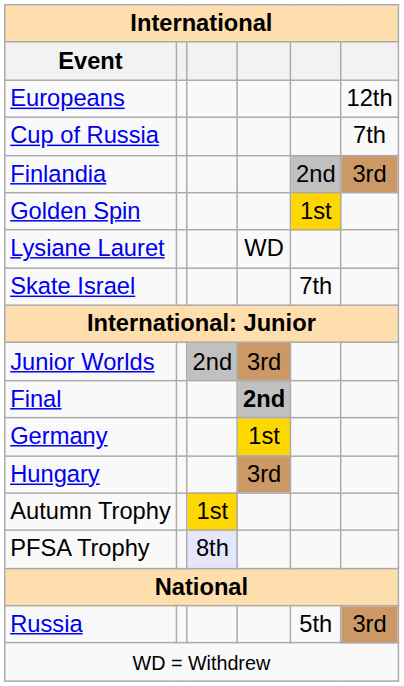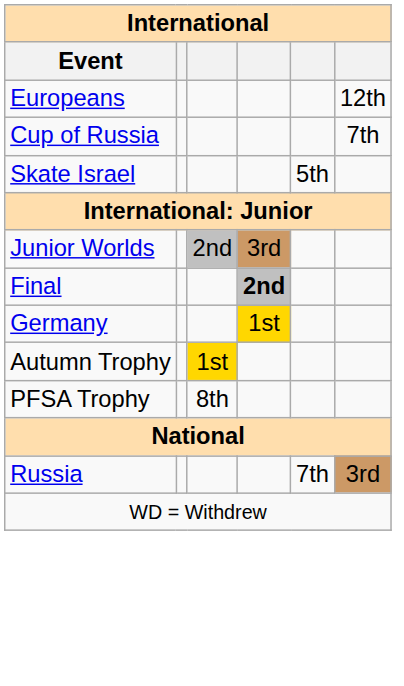- row: (58, 173)
- row: (75, 211)
- row: (87, 248)
(316, 286) 7th -> (313, 173) 5th
- row: (55, 473)
(212, 549) lavender background -> (212, 398) no background
(316, 624) 5th -> (313, 473) 7th
